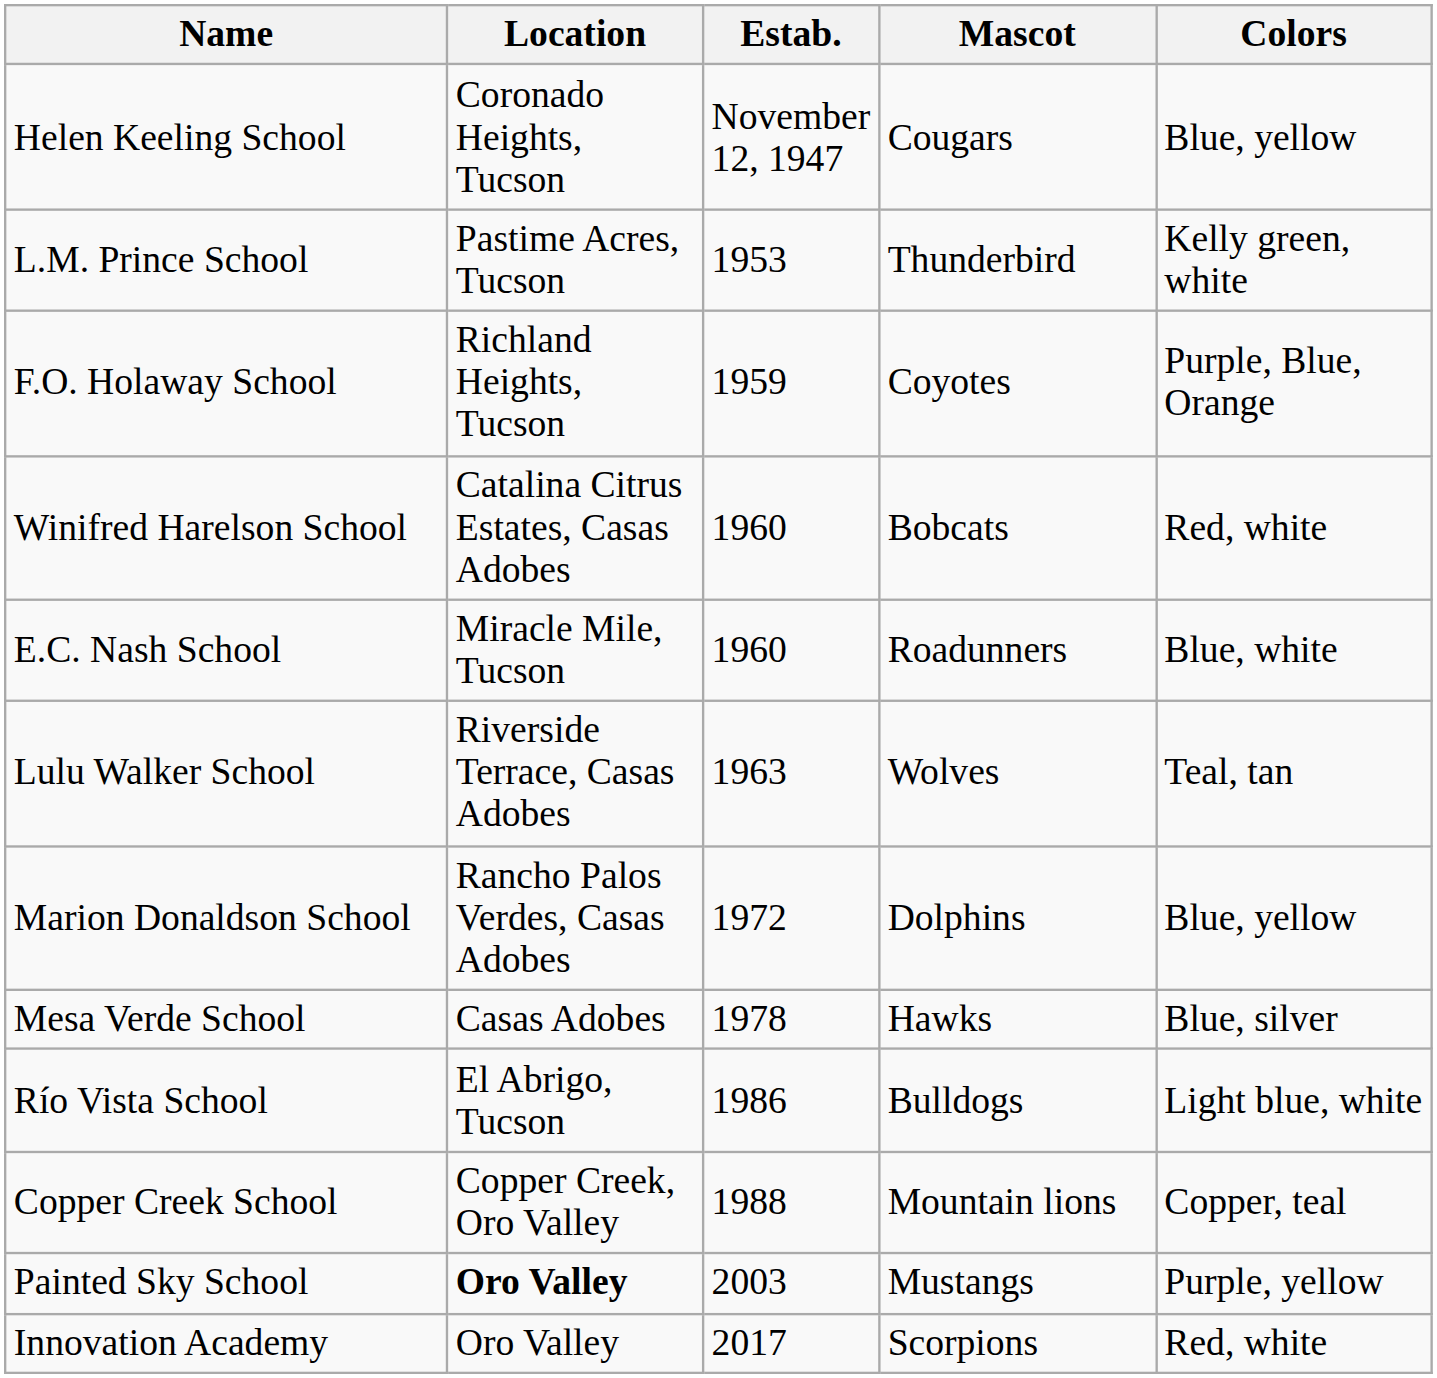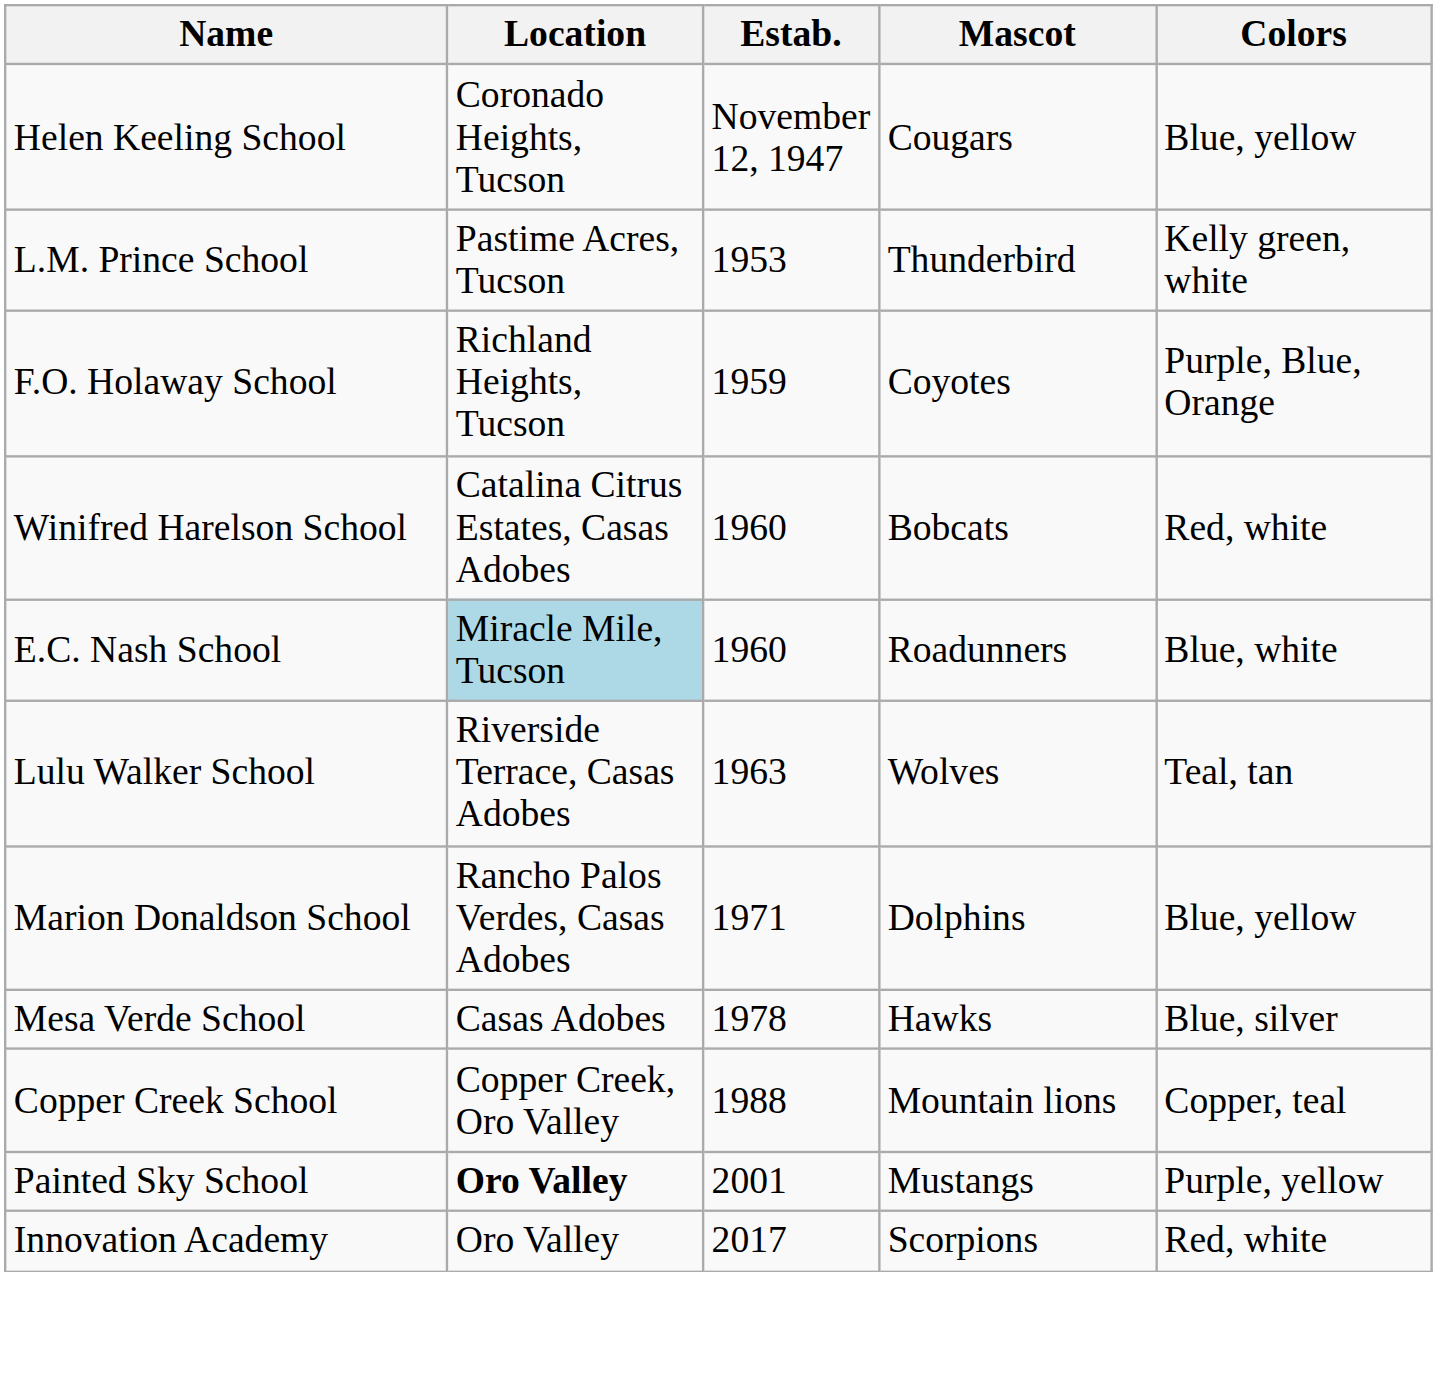(559, 649) no background -> (559, 649) lightblue background
(749, 917) 1972 -> (749, 917) 1971
- row: (141, 1099)
(749, 1282) 2003 -> (749, 1180) 2001
